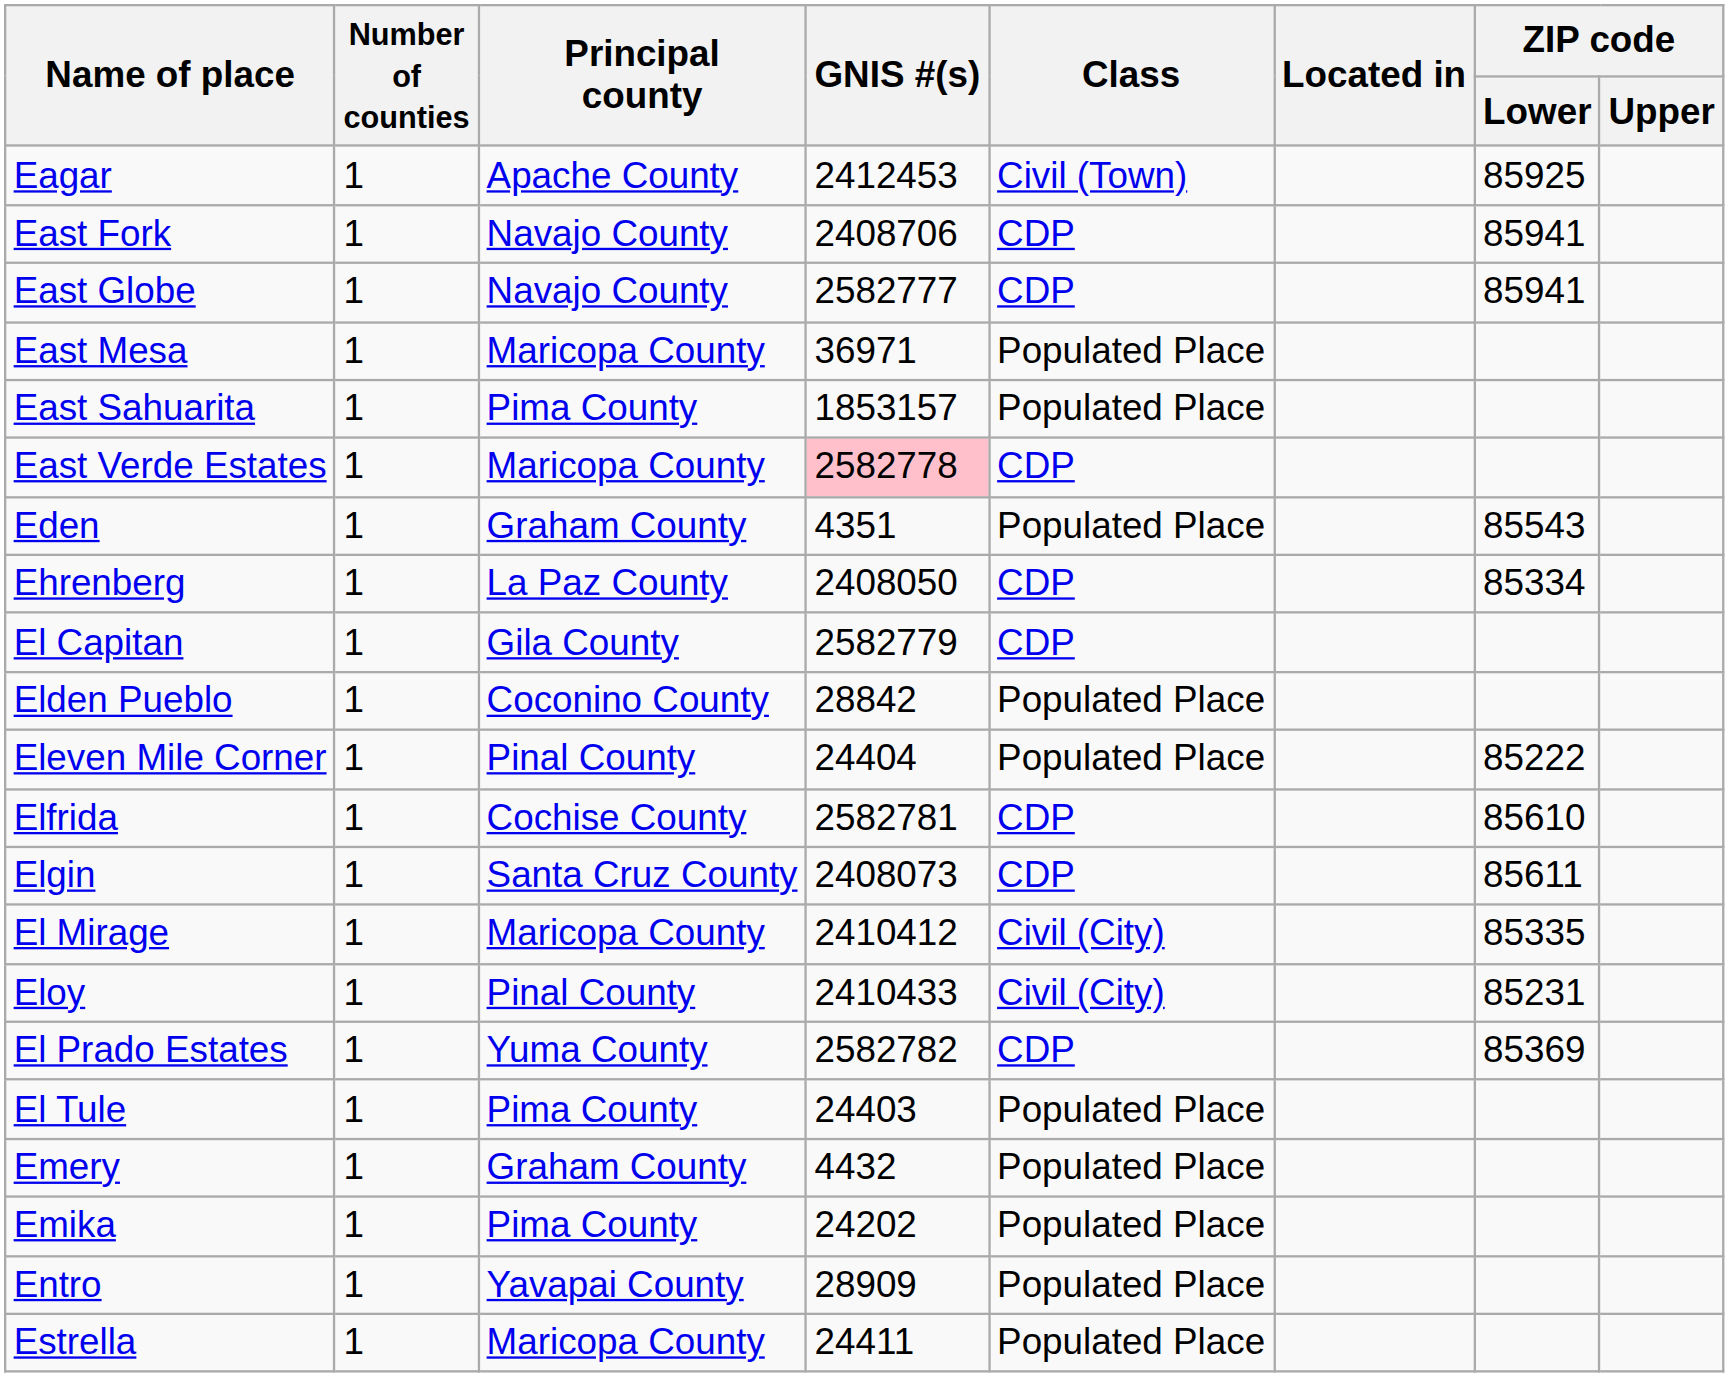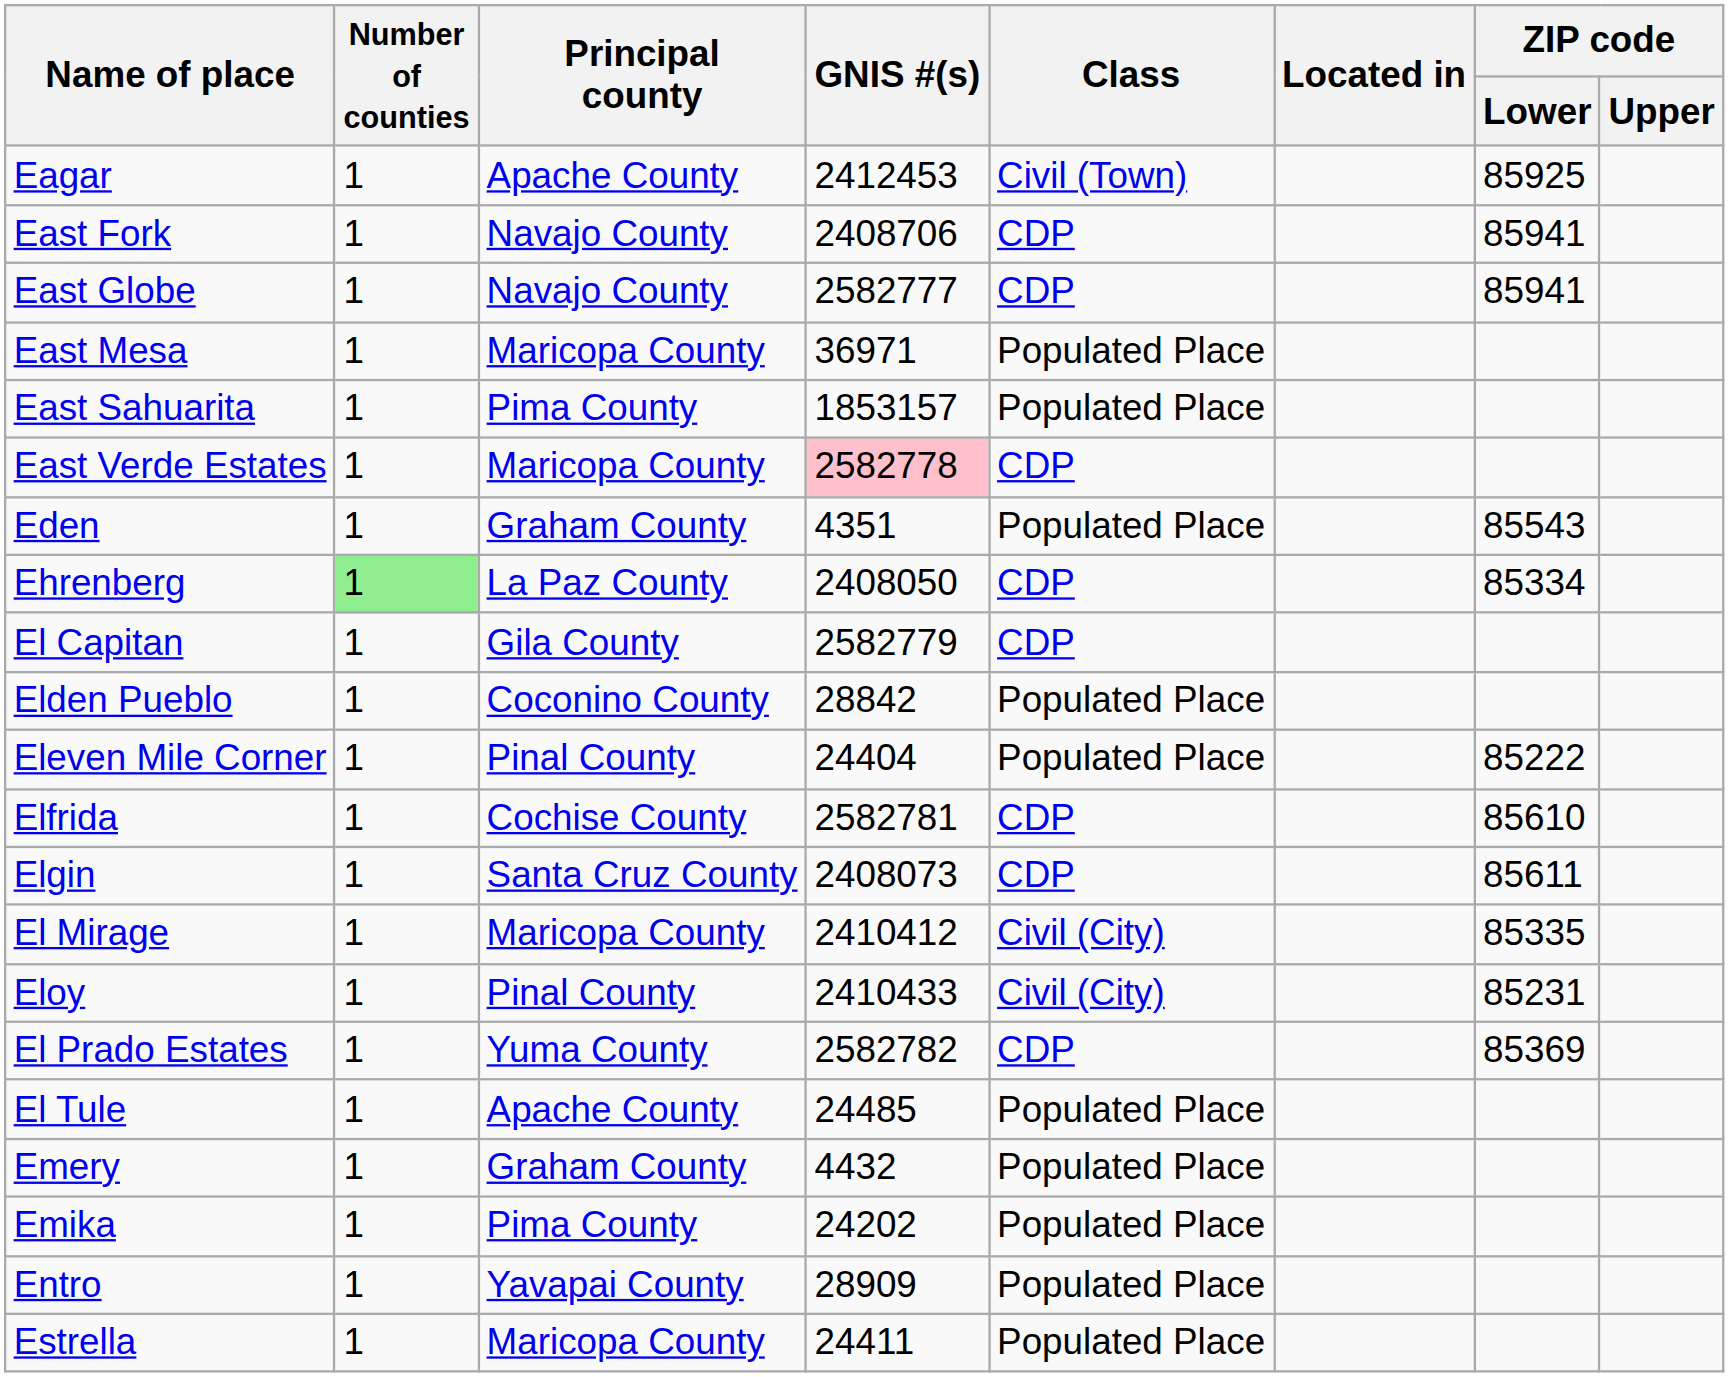(354, 583) no background -> (354, 583) lightgreen background
(592, 1108) Pima County -> (612, 1108) Apache County
(866, 1108) 24403 -> (866, 1108) 24485
